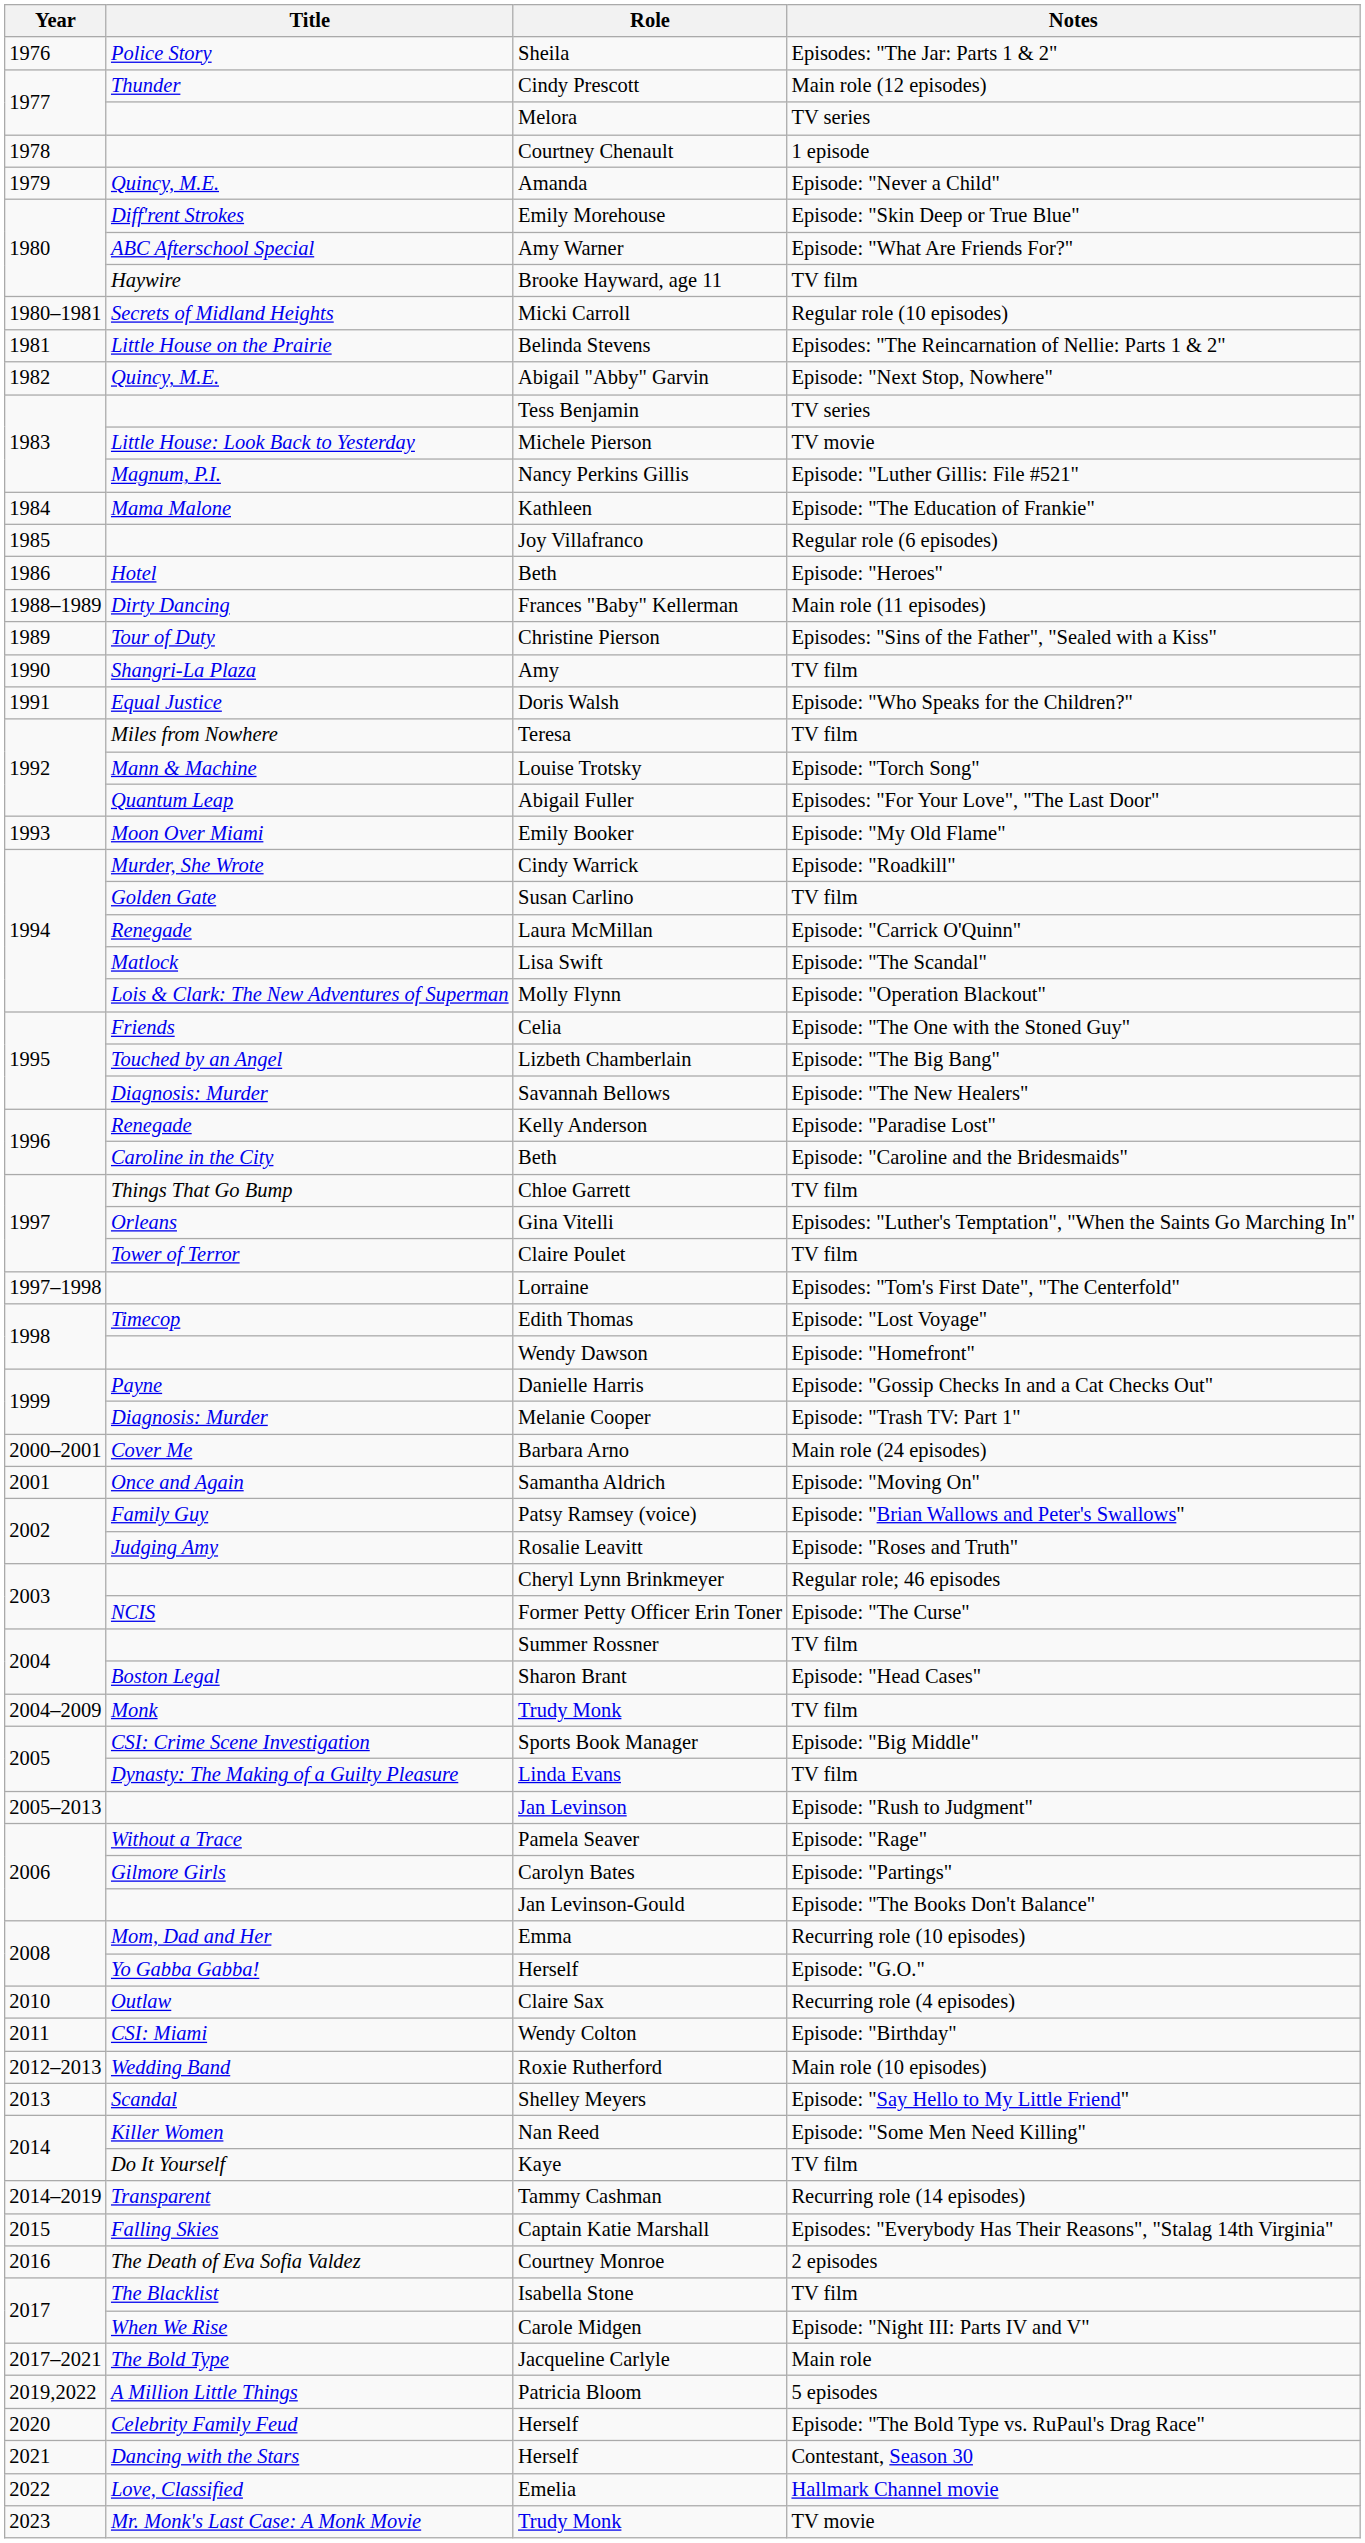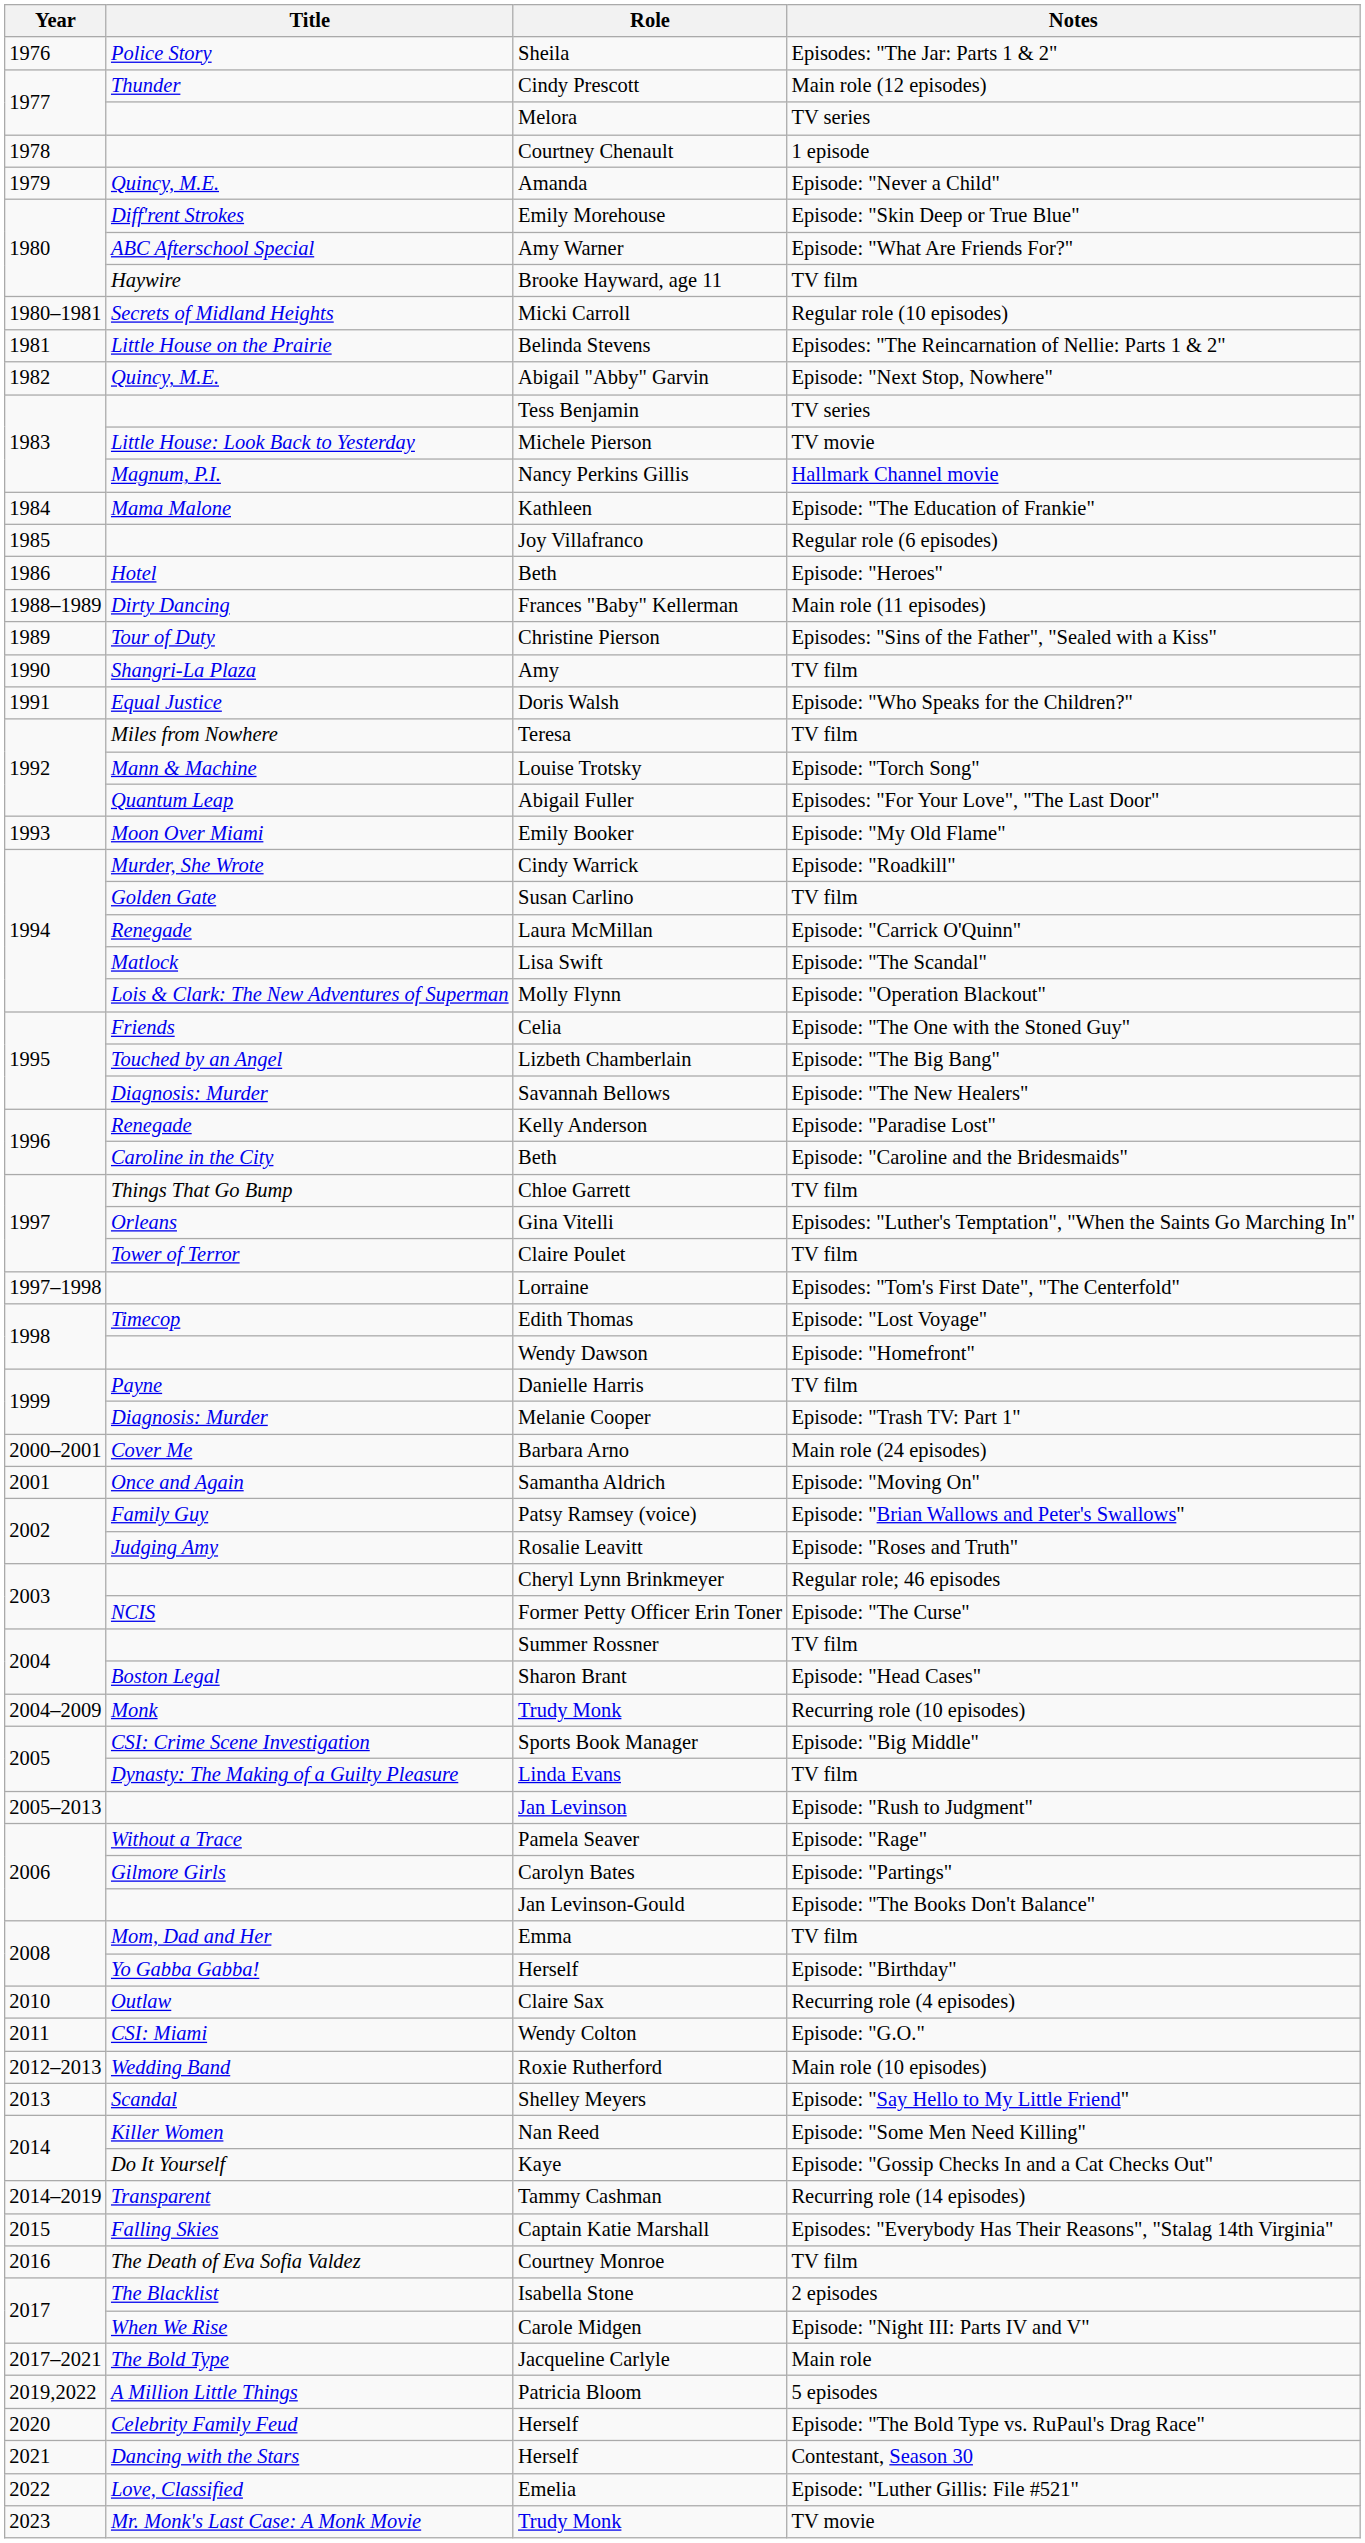(935, 475) Episode: "Luther Gillis: File #521" -> (895, 475) Hallmark Channel movie
(1002, 1384) Episode: "Gossip Checks In and a Cat Checks Out" -> (825, 1384) TV film
(825, 1709) TV film -> (908, 1709) Recurring role (10 episodes)
(908, 1937) Recurring role (10 episodes) -> (825, 1937) TV film
(858, 1969) Episode: "G.O." -> (874, 1969) Episode: "Birthday"
(874, 2034) Episode: "Birthday" -> (858, 2034) Episode: "G.O."
(825, 2164) TV film -> (1002, 2164) Episode: "Gossip Checks In and a Cat Checks Out"
(834, 2261) 2 episodes -> (825, 2261) TV film
(825, 2294) TV film -> (834, 2294) 2 episodes
(895, 2489) Hallmark Channel movie -> (935, 2489) Episode: "Luther Gillis: File #521"
